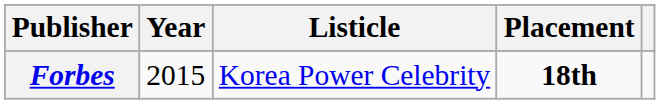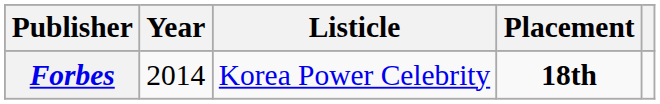(176, 74) 2015 -> (176, 74) 2014
